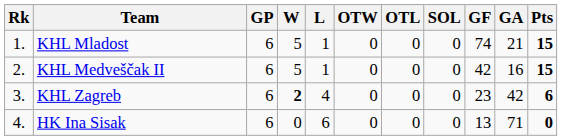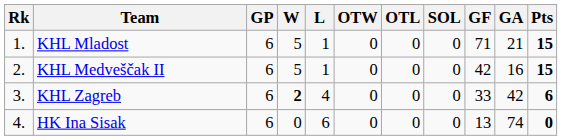(483, 43) 74 -> (483, 43) 71
(483, 95) 23 -> (483, 95) 33
(515, 122) 71 -> (515, 122) 74
